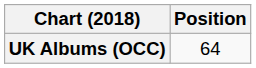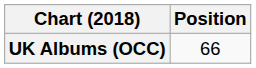(210, 48) 64 -> (210, 48) 66
